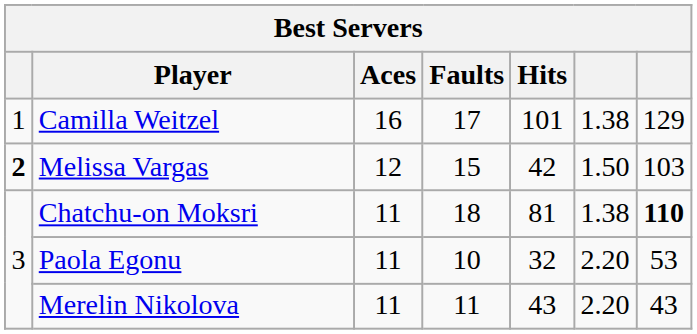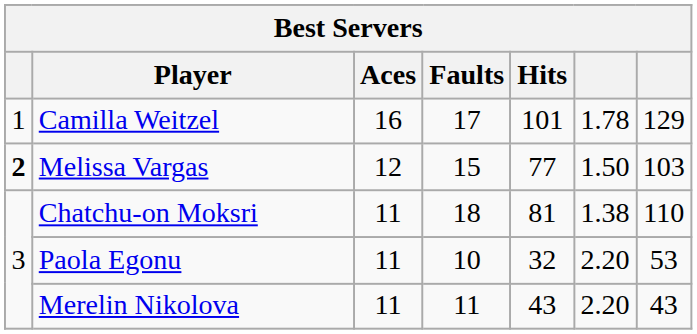(605, 120) 1.38 -> (605, 120) 1.78
(542, 166) 42 -> (542, 166) 77
(664, 213) bold -> (664, 213) normal
